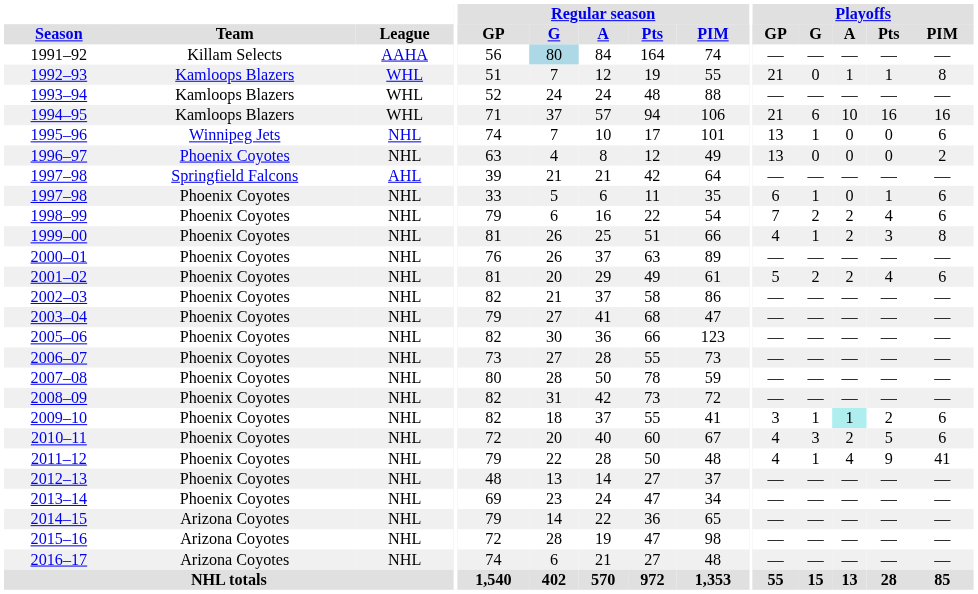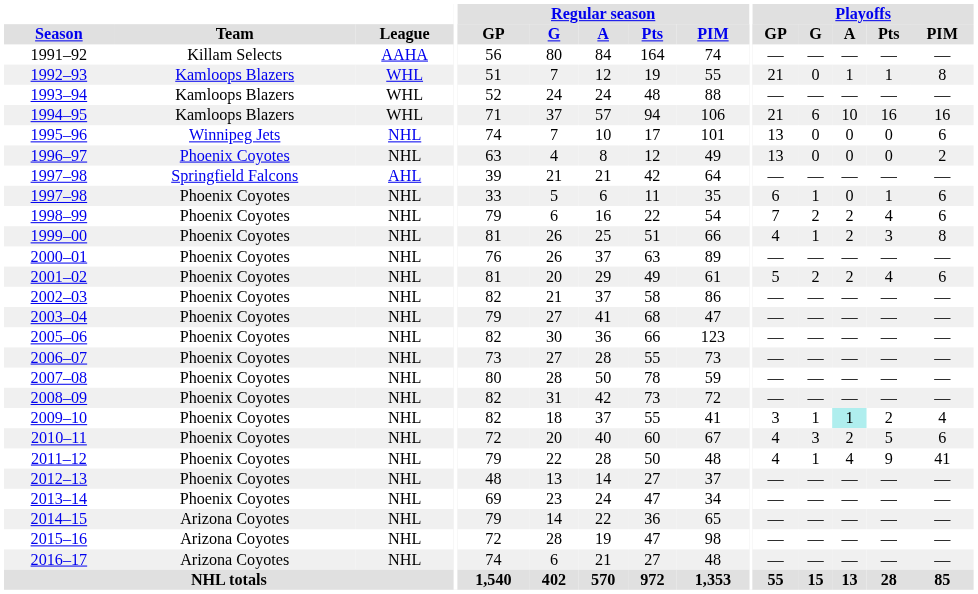(554, 54) lightblue background -> (554, 54) no background
(816, 135) 1 -> (816, 135) 0
(942, 418) 6 -> (942, 418) 4
